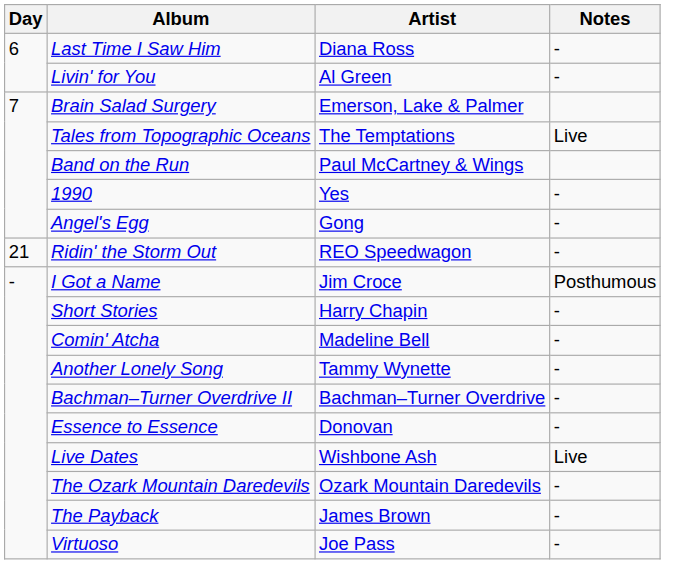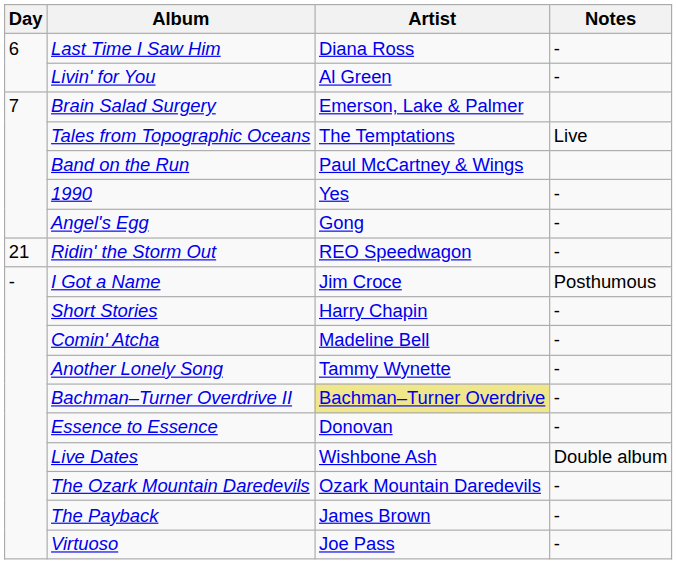(432, 398) no background -> (432, 398) khaki background
(571, 456) Live -> (611, 456) Double album
